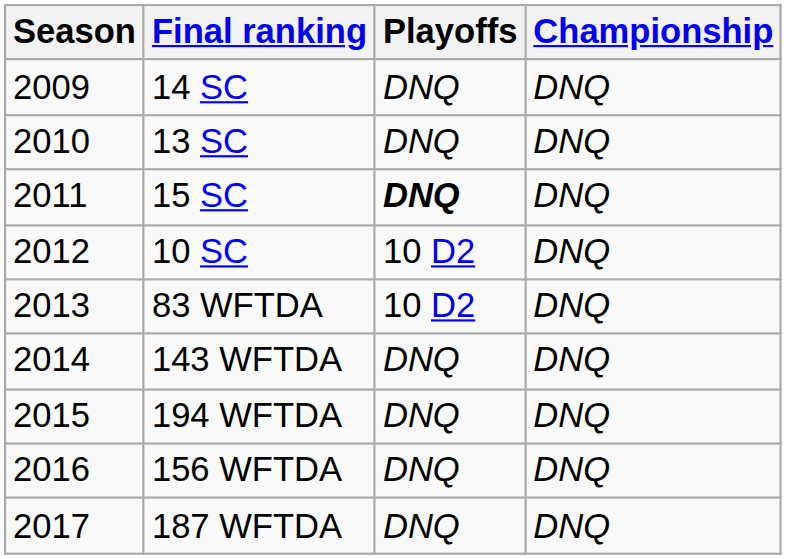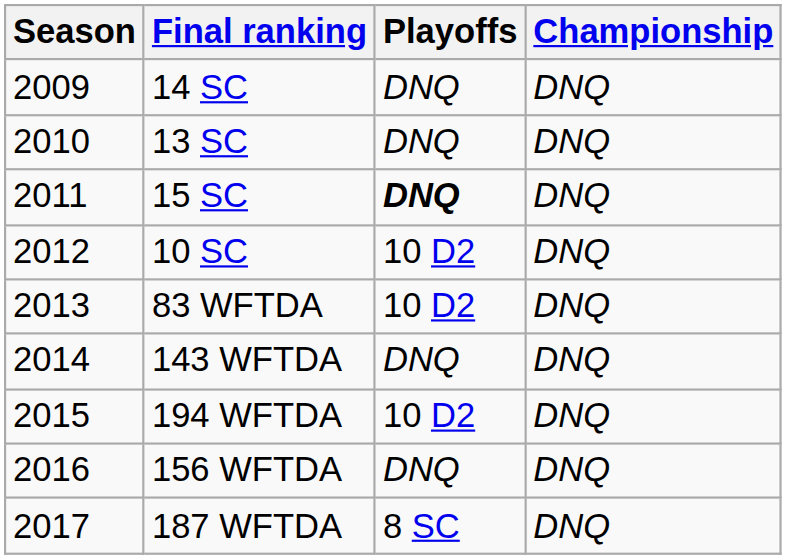(421, 415) DNQ -> (429, 415) 10 D2
(421, 525) DNQ -> (421, 525) 8 SC
